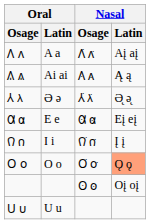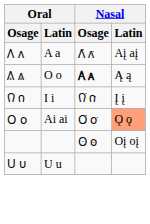(56, 75) Ai ai -> (53, 75) O o
(86, 76) normal -> (86, 76) bold
- row: (15, 98)
- row: (17, 120)
(53, 163) O o -> (56, 119) Ai ai
